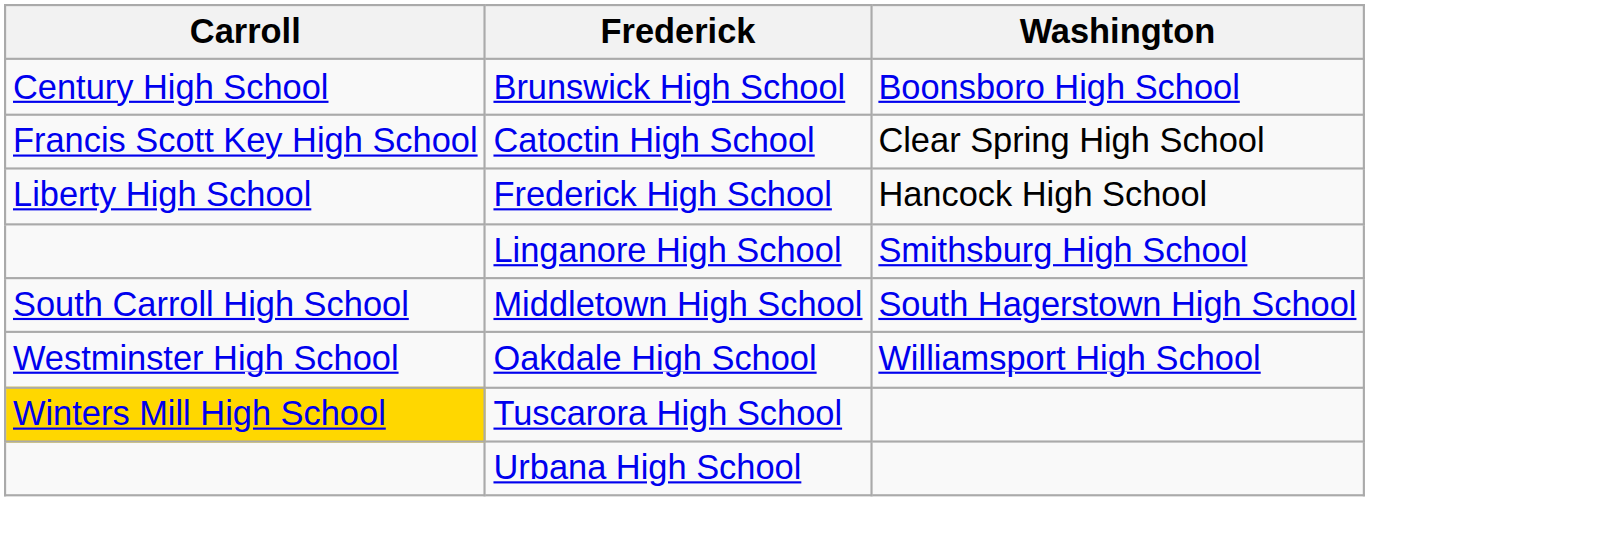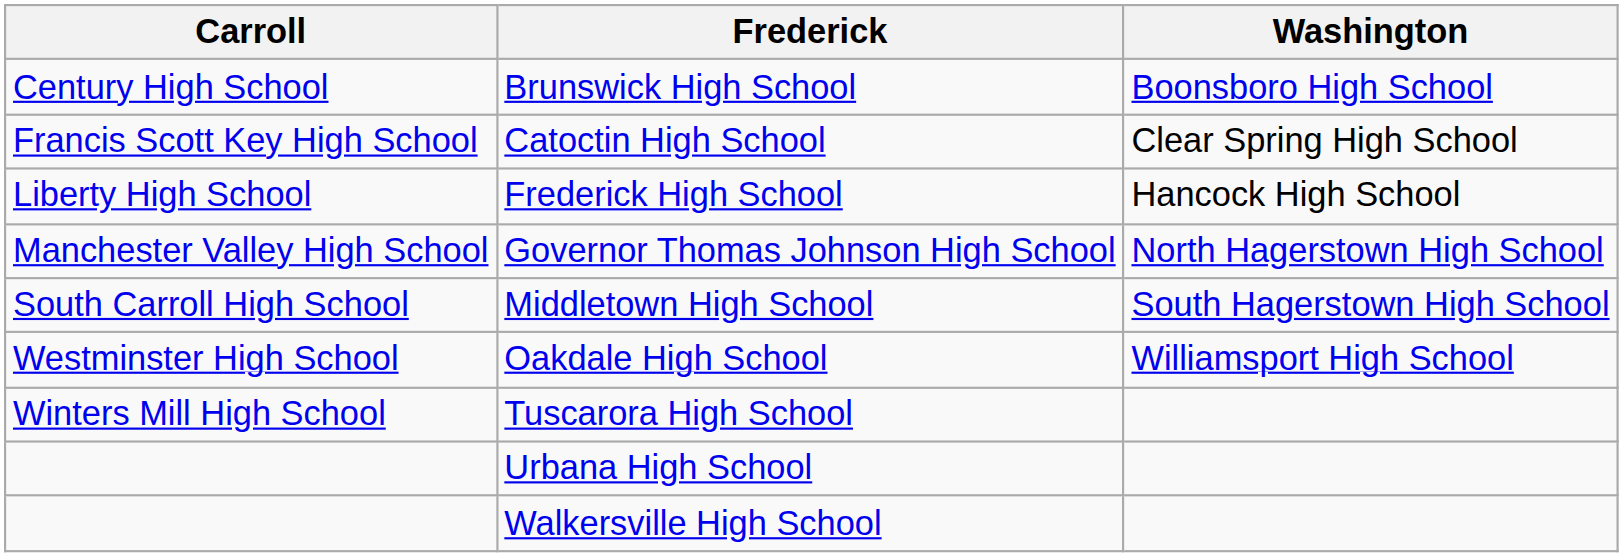+ row: (810, 250)
- row: (667, 250)
(199, 413) gold background -> (199, 413) no background
+ row: (693, 522)
